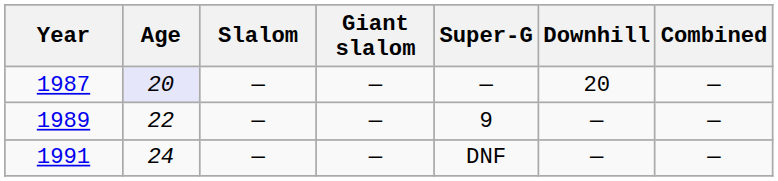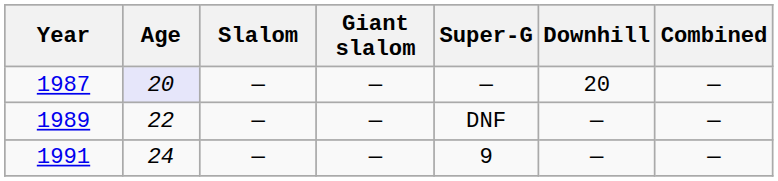(486, 121) 9 -> (486, 121) DNF
(486, 157) DNF -> (486, 157) 9
